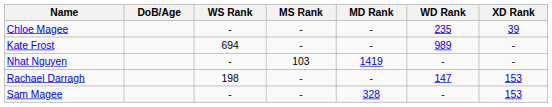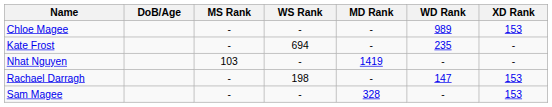columns swapped: (301, 13) <-> (230, 13)
(443, 29) 235 -> (443, 29) 989
(513, 29) 39 -> (513, 29) 153
(443, 45) 989 -> (443, 45) 235
